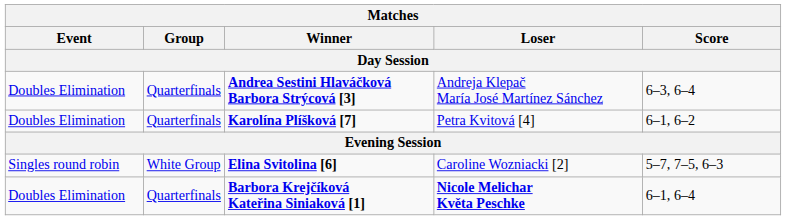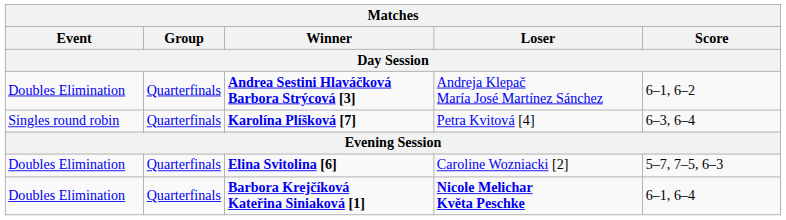(670, 90) 6–3, 6–4 -> (670, 90) 6–1, 6–2
(67, 120) Doubles Elimination -> (64, 120) Singles round robin
(670, 120) 6–1, 6–2 -> (670, 120) 6–3, 6–4
(64, 165) Singles round robin -> (67, 165) Doubles Elimination
(184, 165) White Group -> (184, 165) Quarterfinals
